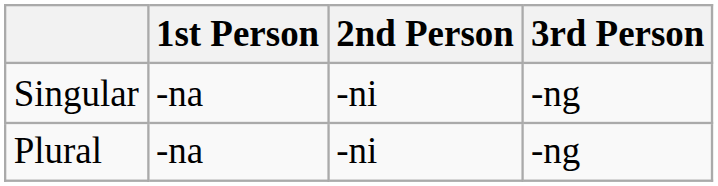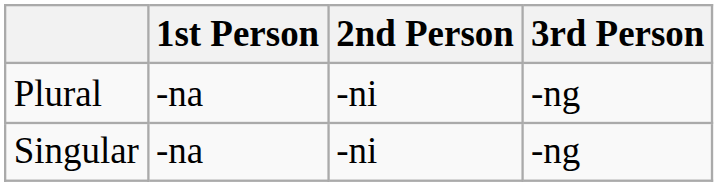rows swapped: (76, 92) <-> (58, 151)
